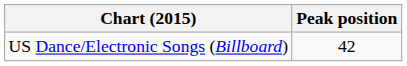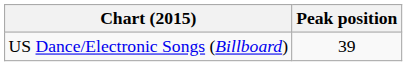(347, 46) 42 -> (347, 46) 39
